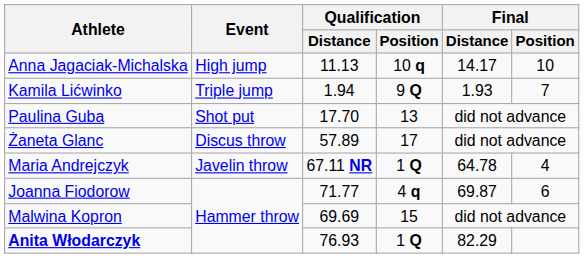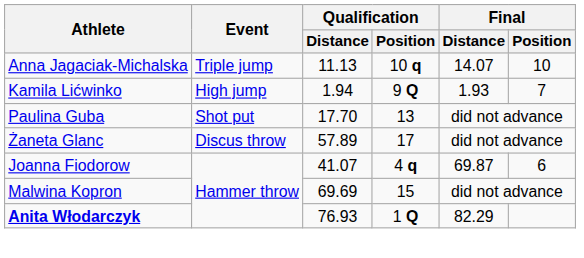(231, 66) High jump -> (234, 66) Triple jump
(477, 66) 14.17 -> (474, 66) 14.07
(234, 91) Triple jump -> (231, 91) High jump
- row: (69, 166)
(339, 191) 71.77 -> (338, 166) 41.07
